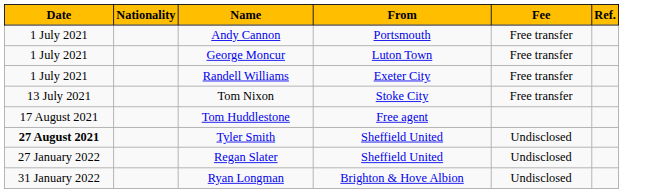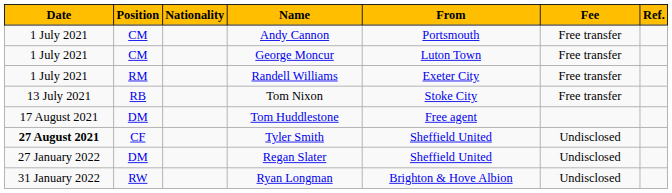+ column: (138, 15)
